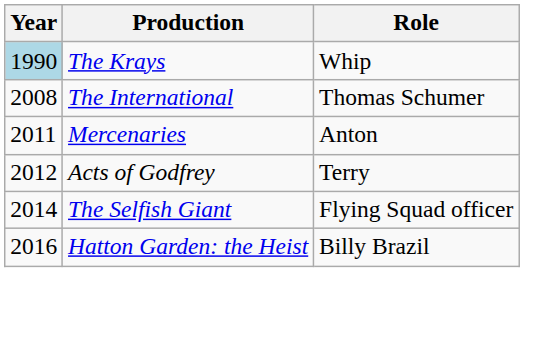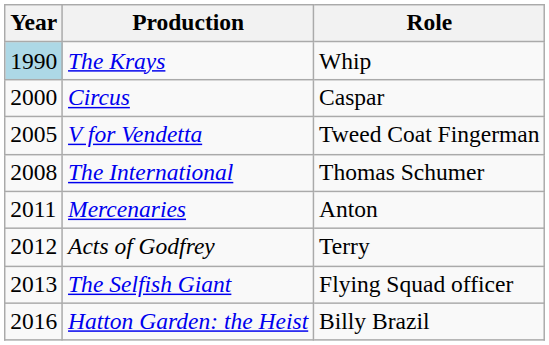+ row: (99, 97)
+ row: (135, 135)
(34, 209) 2014 -> (34, 284) 2013
